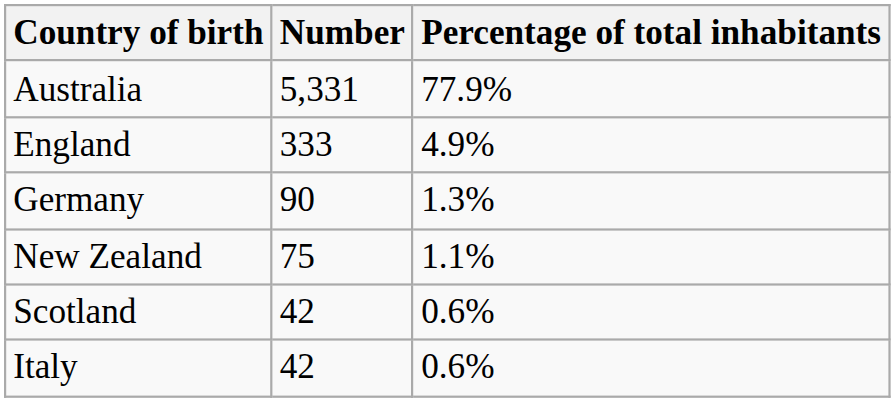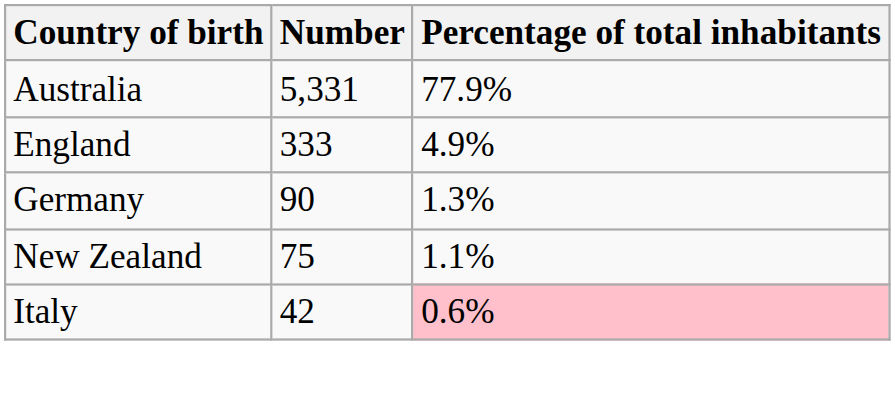- row: (75, 311)
(458, 367) no background -> (458, 311) pink background
